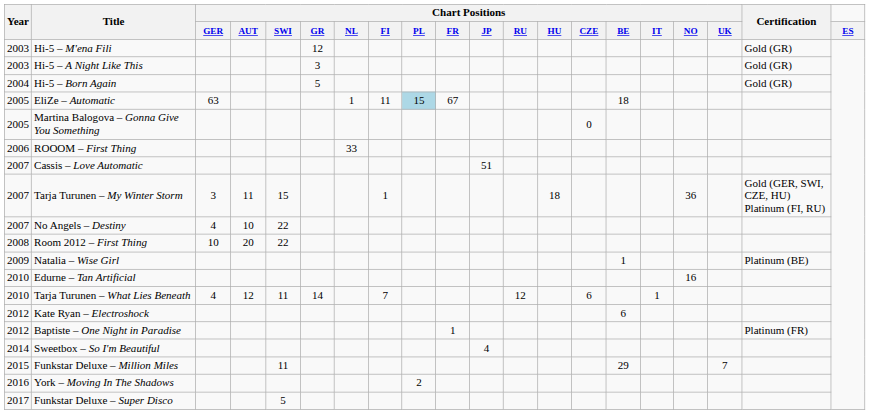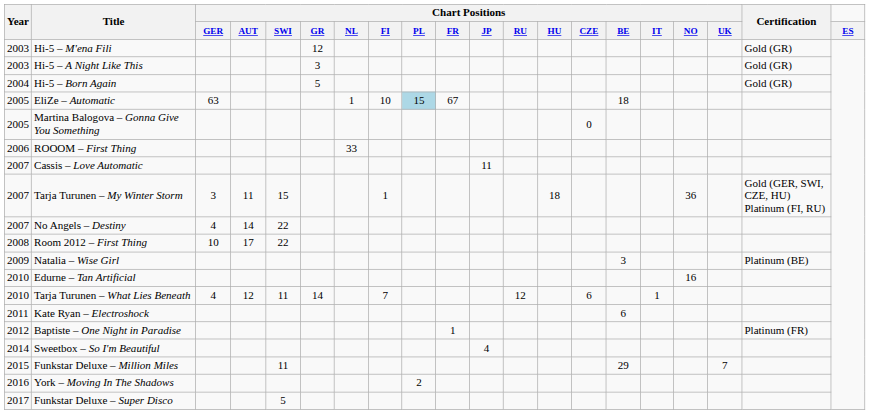(385, 100) 11 -> (385, 100) 10
(487, 165) 51 -> (487, 165) 11
(248, 225) 10 -> (248, 225) 14
(248, 243) 20 -> (248, 243) 17
(623, 260) 1 -> (623, 260) 3
(18, 313) 2012 -> (18, 313) 2011
